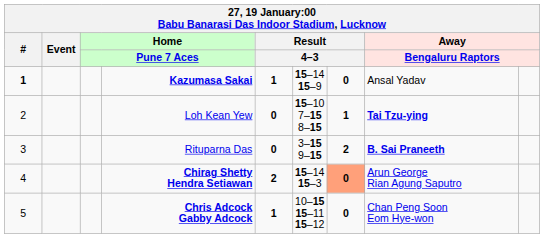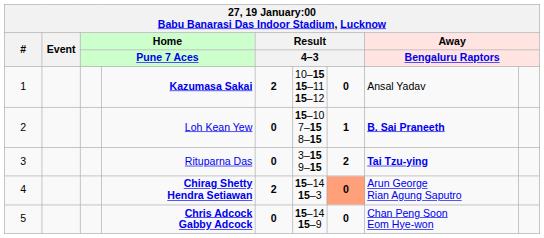(23, 80) bold -> (23, 86) normal
(274, 80) 1 -> (274, 86) 2
(310, 80) 15–14 15–9 -> (310, 86) 10–15 15–11 15–12
(398, 115) Tai Tzu-ying -> (406, 127) B. Sai Praneeth
(406, 150) B. Sai Praneeth -> (398, 161) Tai Tzu-ying
(274, 213) 1 -> (274, 219) 0
(310, 213) 10–15 15–11 15–12 -> (310, 219) 15–14 15–9
